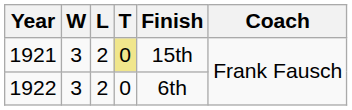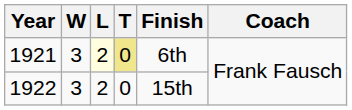(102, 54) no background -> (102, 54) lightyellow background
(172, 54) 15th -> (172, 54) 6th
(172, 88) 6th -> (172, 88) 15th
